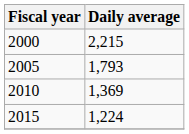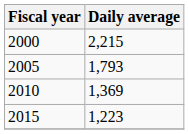(106, 116) 1,224 -> (106, 116) 1,223
